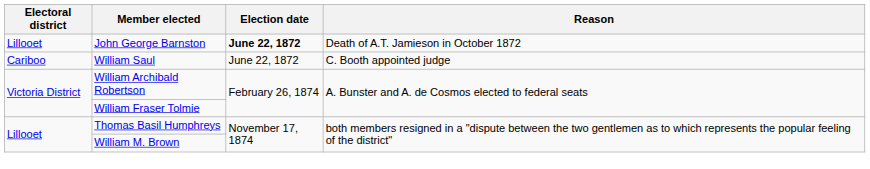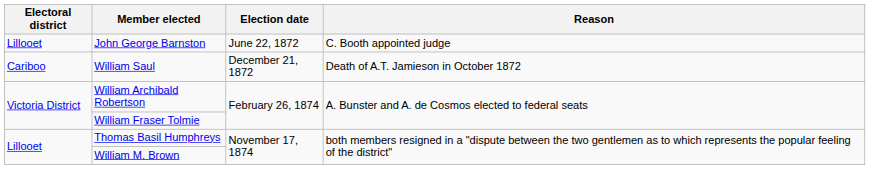(265, 43) bold -> (264, 43) normal
(423, 43) Death of A.T. Jamieson in October 1872 -> (388, 43) C. Booth appointed judge
(264, 60) June 22, 1872 -> (263, 66) December 21, 1872
(388, 60) C. Booth appointed judge -> (423, 66) Death of A.T. Jamieson in October 1872
